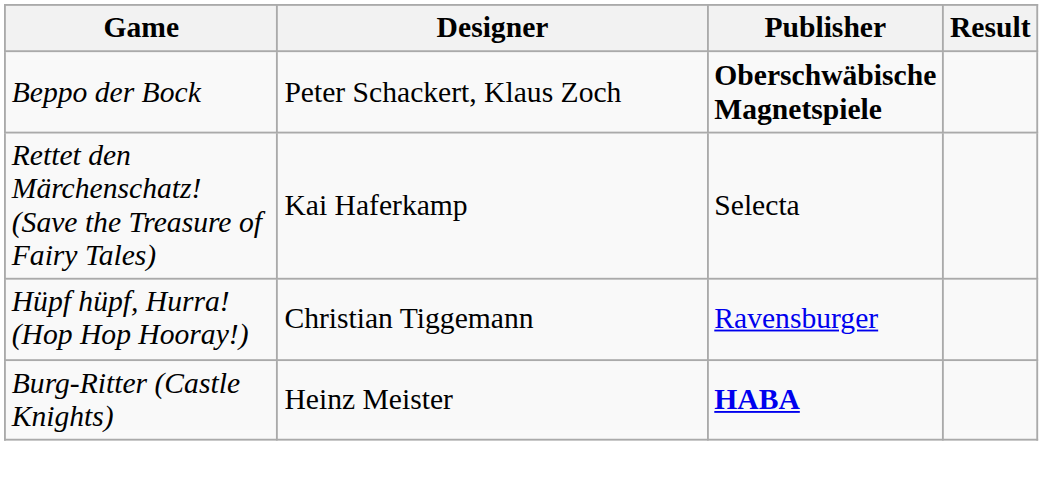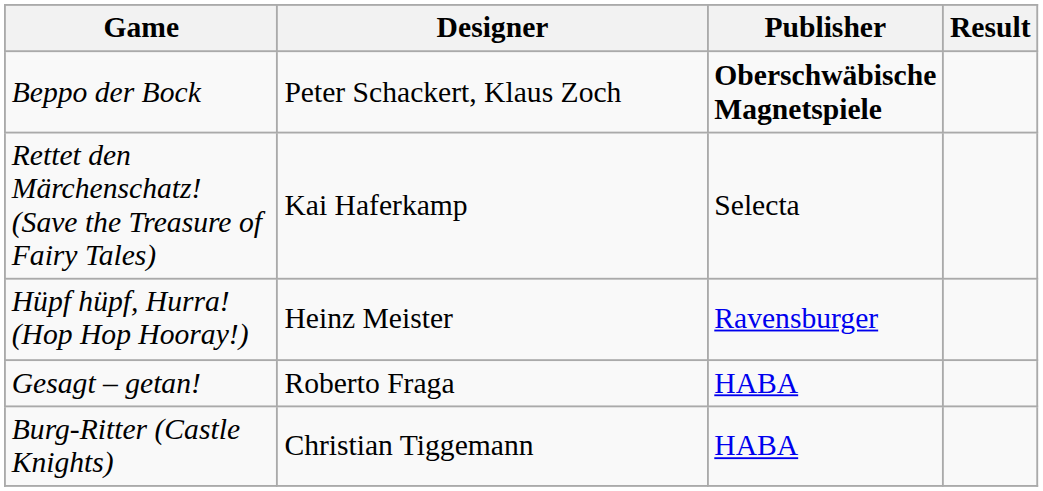(409, 318) Christian Tiggemann -> (369, 318) Heinz Meister
+ row: (106, 382)
(369, 398) Heinz Meister -> (409, 445) Christian Tiggemann
(757, 398) bold -> (756, 445) normal
